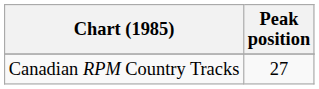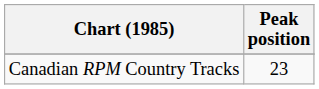(279, 68) 27 -> (279, 68) 23
